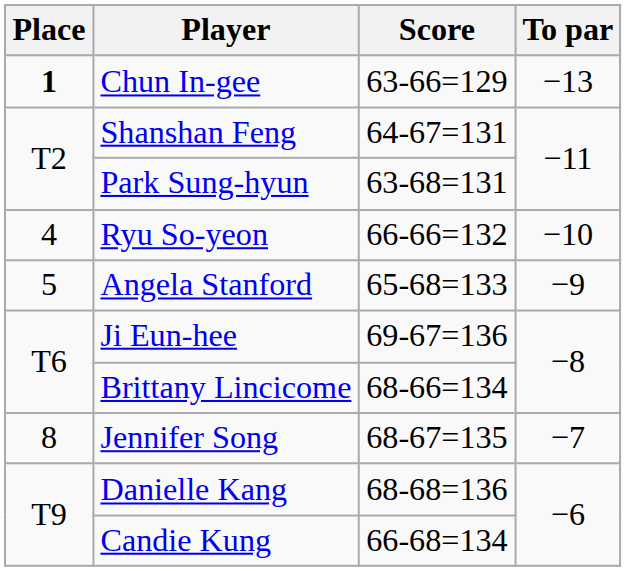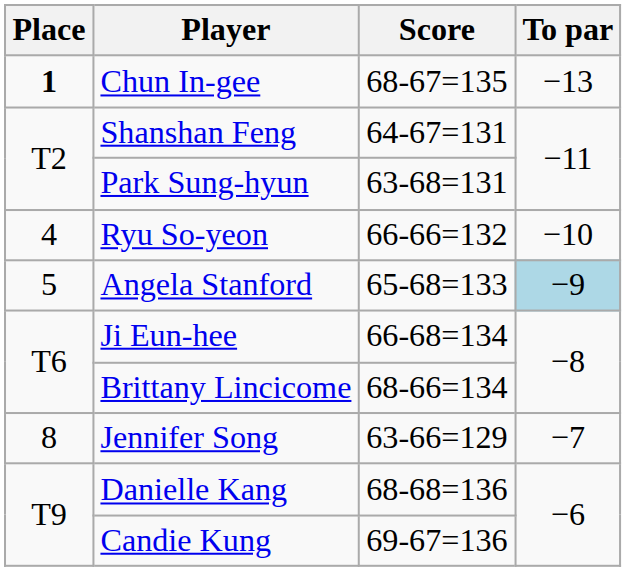(437, 81) 63-66=129 -> (437, 81) 68-67=135
(568, 285) no background -> (568, 285) lightblue background
(437, 336) 69-67=136 -> (437, 336) 66-68=134
(437, 438) 68-67=135 -> (437, 438) 63-66=129
(437, 540) 66-68=134 -> (437, 540) 69-67=136
